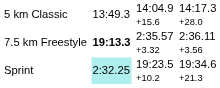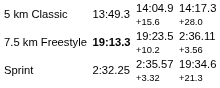(155, 42) 2:35.57 +3.32 -> (155, 42) 19:23.5 +10.2
(111, 70) paleturquoise background -> (111, 70) no background
(155, 70) 19:23.5 +10.2 -> (155, 70) 2:35.57 +3.32
